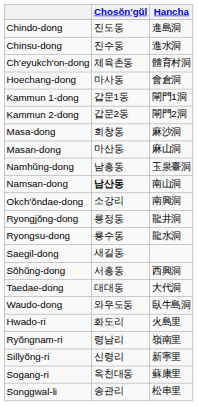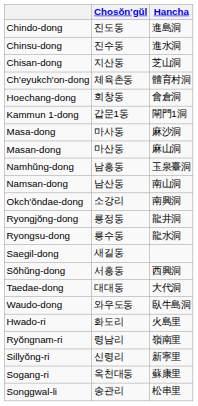+ row: (34, 63)
(109, 80) 마사동 -> (109, 97) 회창동
- row: (43, 115)
(109, 132) 회창동 -> (109, 132) 마사동
(109, 184) bold -> (109, 184) normal
